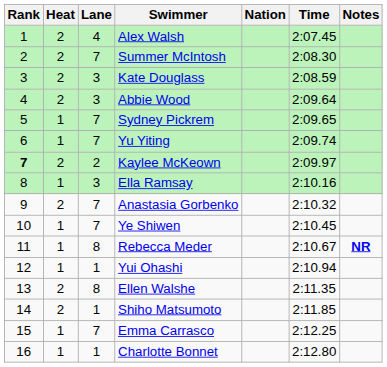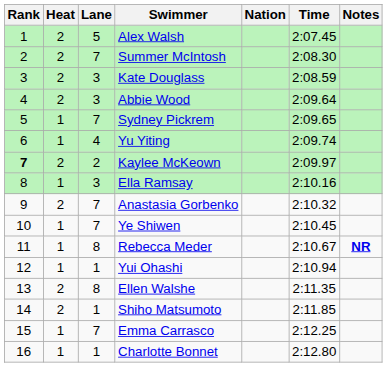(96, 36) 4 -> (96, 36) 5
(96, 141) 7 -> (96, 141) 4
